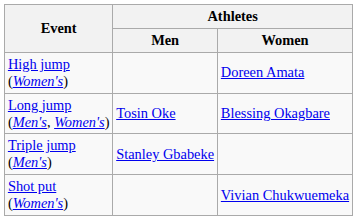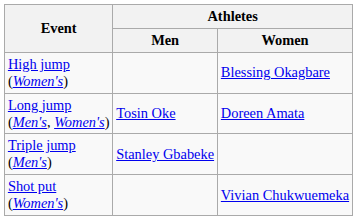(263, 72) Doreen Amata -> (275, 72) Blessing Okagbare
(275, 113) Blessing Okagbare -> (263, 113) Doreen Amata
